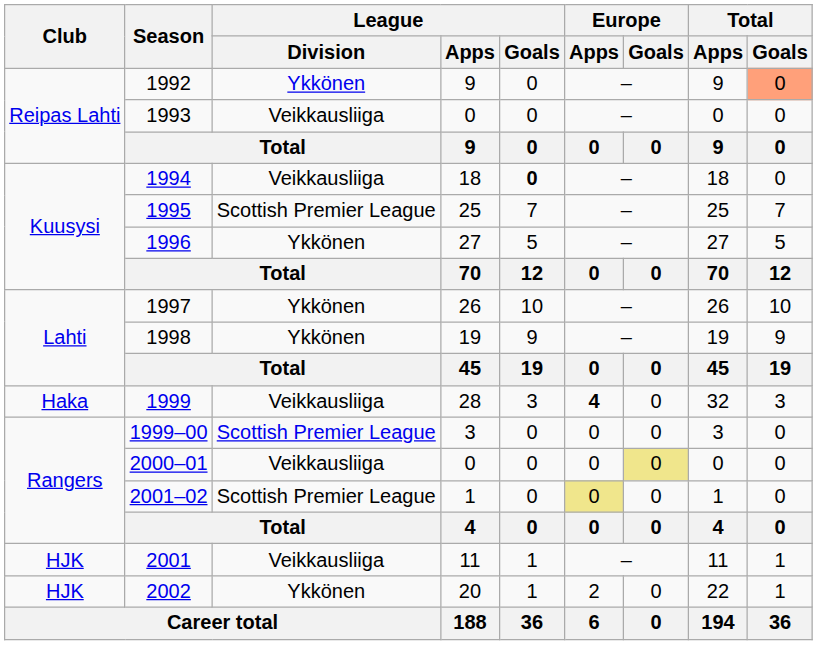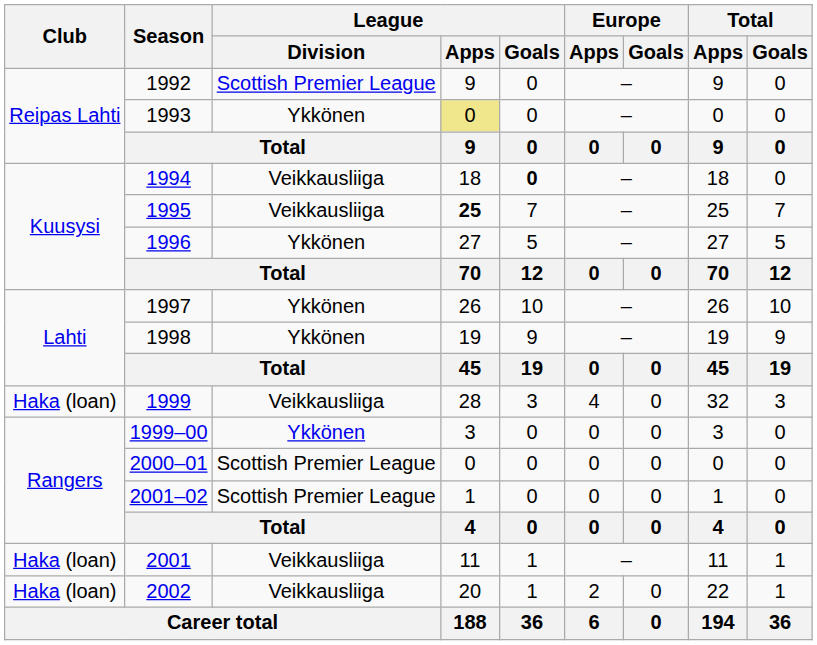(326, 83) Ykkönen -> (326, 83) Scottish Premier League
(780, 83) lightsalmon background -> (780, 83) no background
(326, 115) Veikkausliiga -> (326, 115) Ykkönen
(470, 115) no background -> (470, 115) khaki background
(326, 210) Scottish Premier League -> (326, 210) Veikkausliiga
(470, 210) normal -> (470, 210) bold
(65, 400) Haka -> (65, 400) Haka (loan)
(594, 400) bold -> (594, 400) normal
(326, 432) Scottish Premier League -> (326, 432) Ykkönen
(326, 464) Veikkausliiga -> (326, 464) Scottish Premier League
(656, 464) khaki background -> (656, 464) no background
(594, 496) khaki background -> (594, 496) no background
(65, 559) HJK -> (65, 559) Haka (loan)
(65, 591) HJK -> (65, 591) Haka (loan)
(326, 591) Ykkönen -> (326, 591) Veikkausliiga
